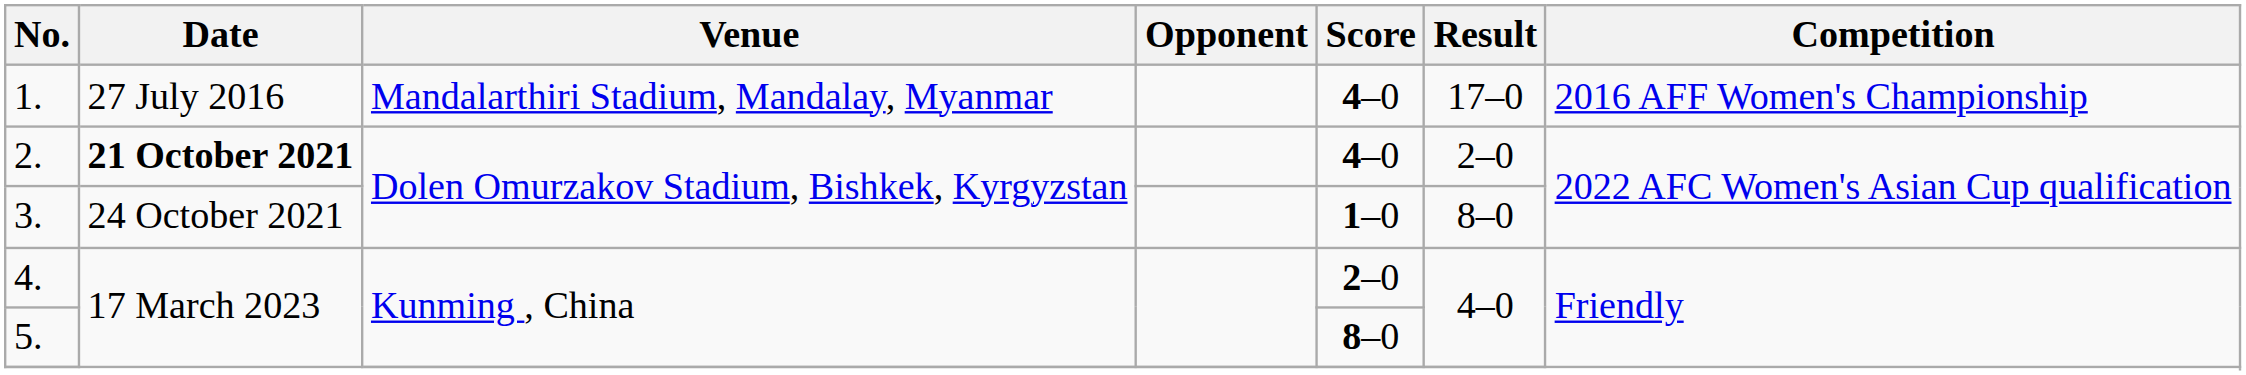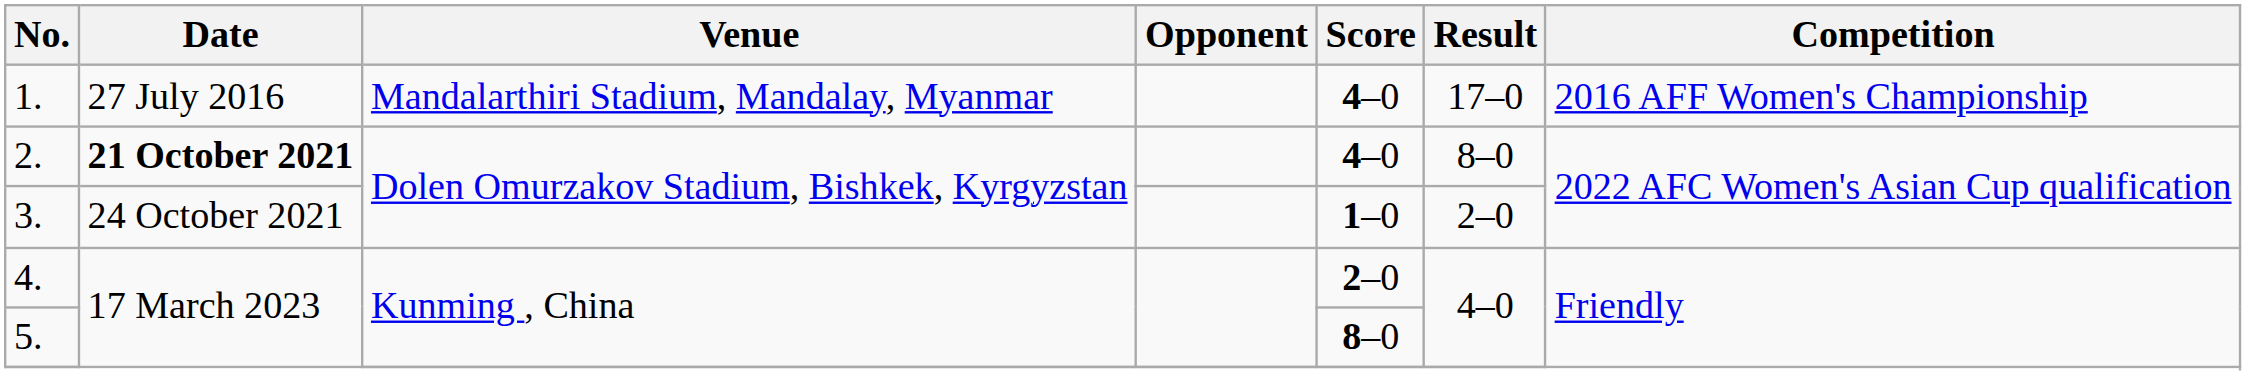(1485, 155) 2–0 -> (1485, 155) 8–0
(1485, 215) 8–0 -> (1485, 215) 2–0
